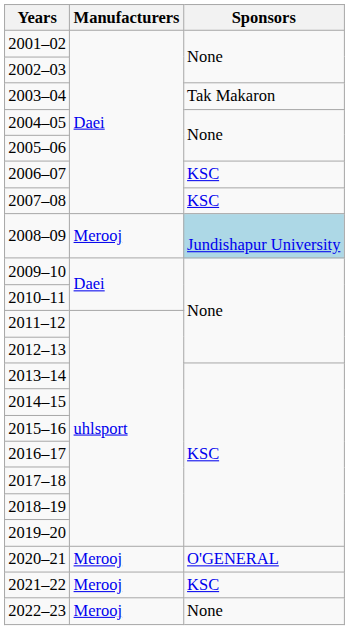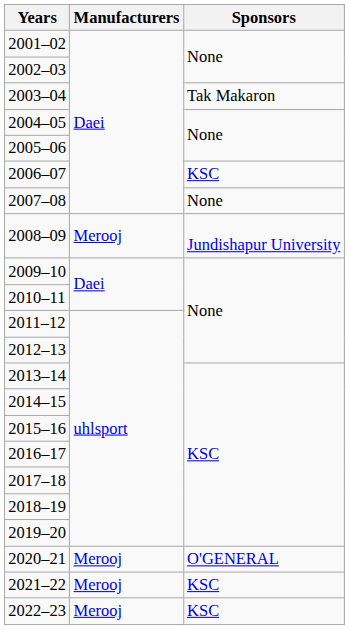(203, 200) KSC -> (205, 200) None
(264, 245) lightblue background -> (264, 245) no background
(205, 611) None -> (203, 611) KSC
